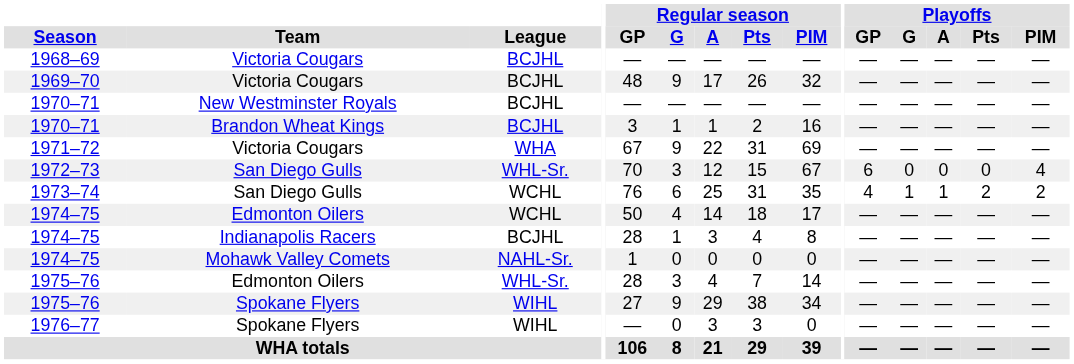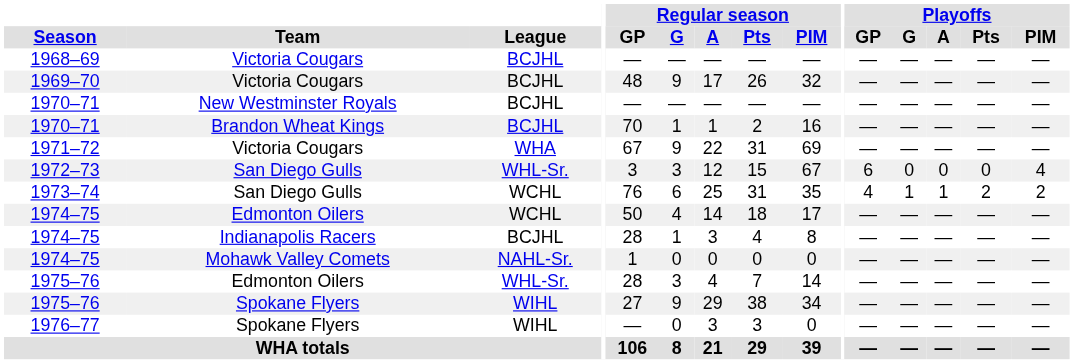(632, 126) 3 -> (632, 126) 70
(632, 170) 70 -> (632, 170) 3
